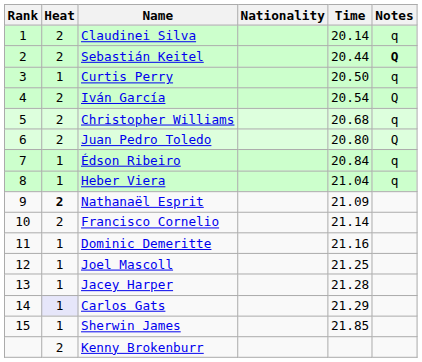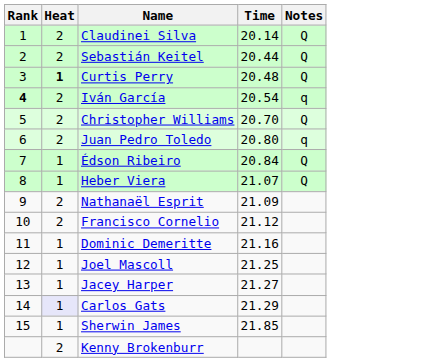- column: (283, 15)
(395, 36) q -> (304, 36) Q
(395, 56) bold -> (304, 56) normal
(60, 77) normal -> (60, 77) bold
(350, 77) 20.50 -> (260, 77) 20.48
(395, 77) q -> (304, 77) Q
(23, 98) normal -> (23, 98) bold
(395, 98) Q -> (304, 98) q
(350, 119) 20.68 -> (260, 119) 20.70
(395, 119) q -> (304, 119) Q
(395, 139) Q -> (304, 139) q
(395, 160) q -> (304, 160) Q
(350, 181) 21.04 -> (260, 181) 21.07
(395, 181) q -> (304, 181) Q
(60, 202) bold -> (60, 202) normal
(350, 223) 21.14 -> (260, 223) 21.12
(350, 285) 21.28 -> (260, 285) 21.27
